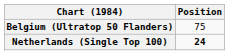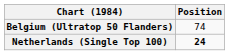(200, 27) 75 -> (200, 27) 74
